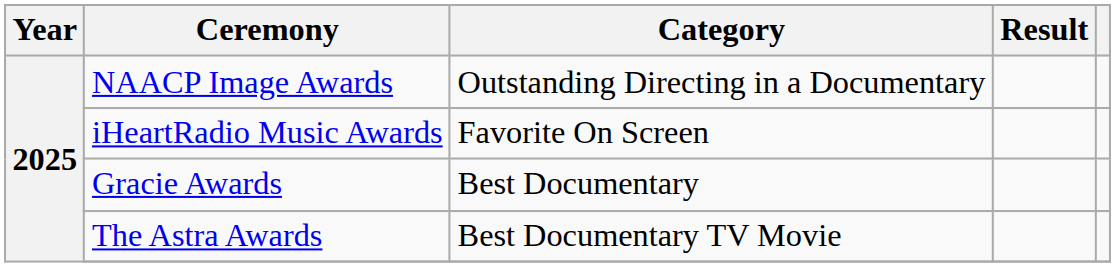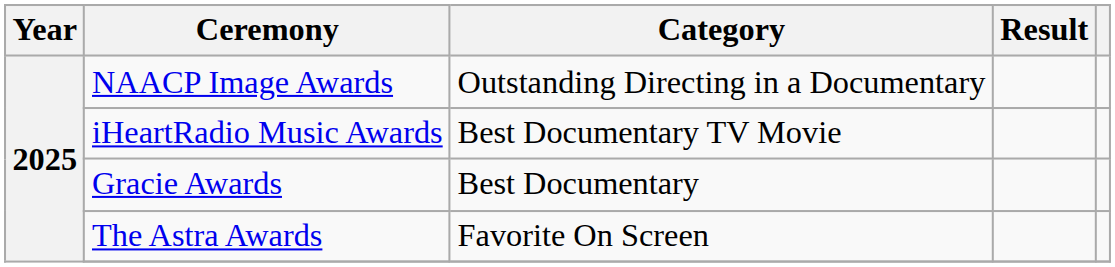(583, 132) Favorite On Screen -> (650, 132) Best Documentary TV Movie
(650, 235) Best Documentary TV Movie -> (583, 235) Favorite On Screen
